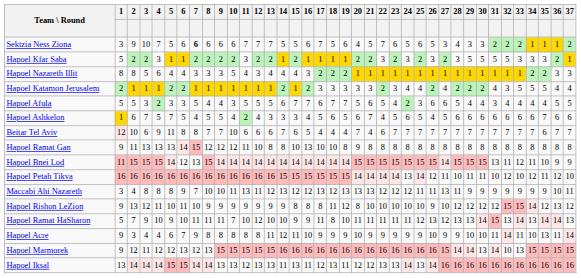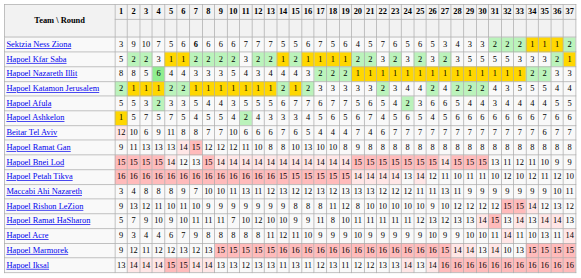(159, 74) no background -> (159, 74) lightgreen background
(134, 118) 6 -> (134, 118) 5
(121, 162) 11 -> (121, 162) 15
